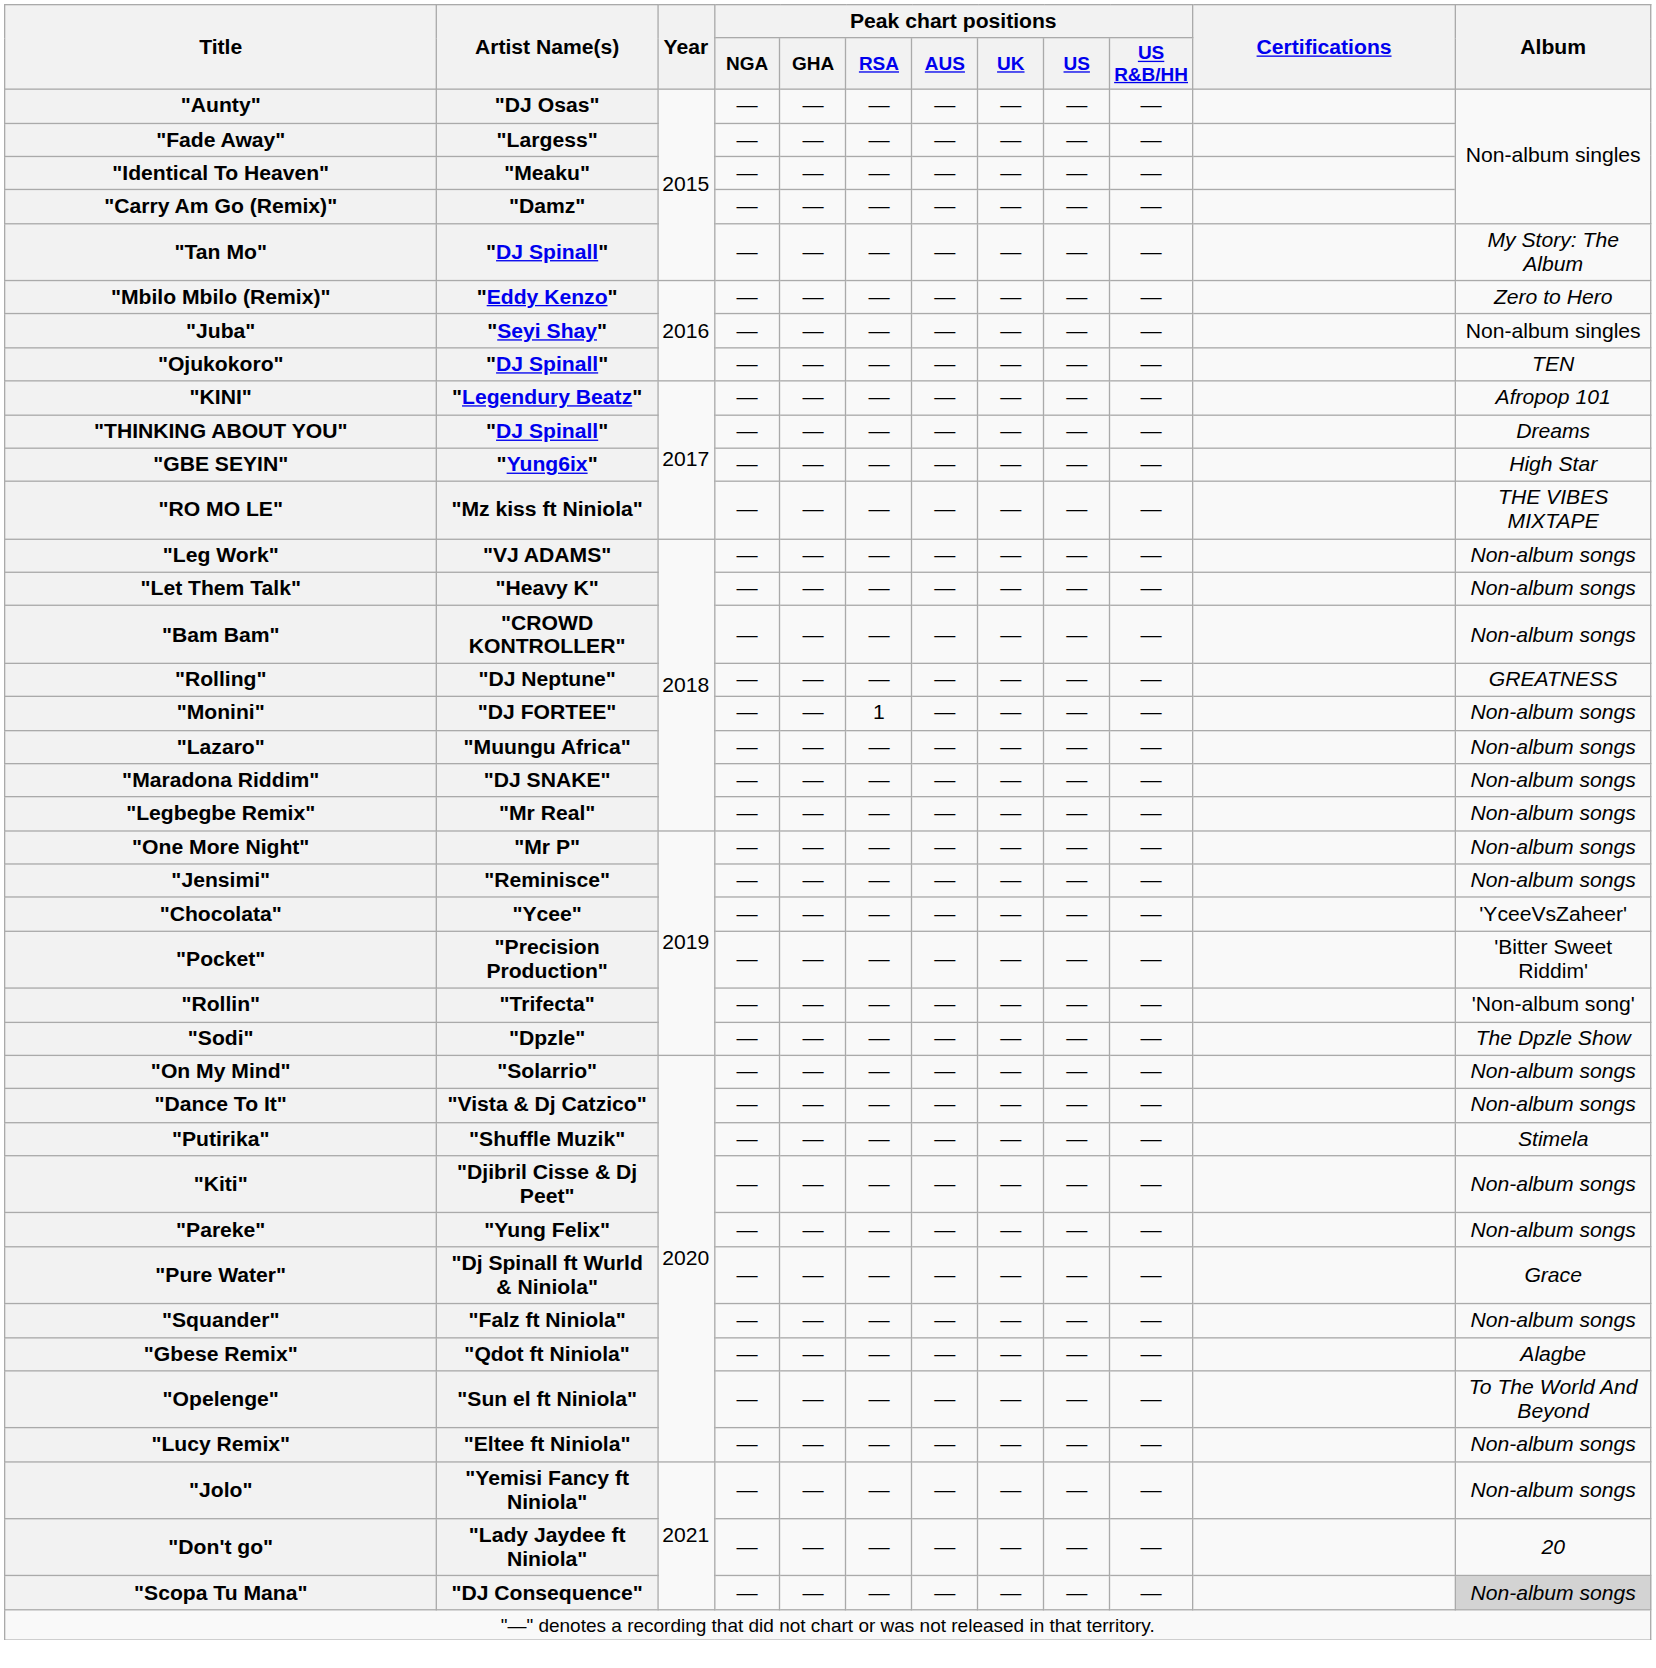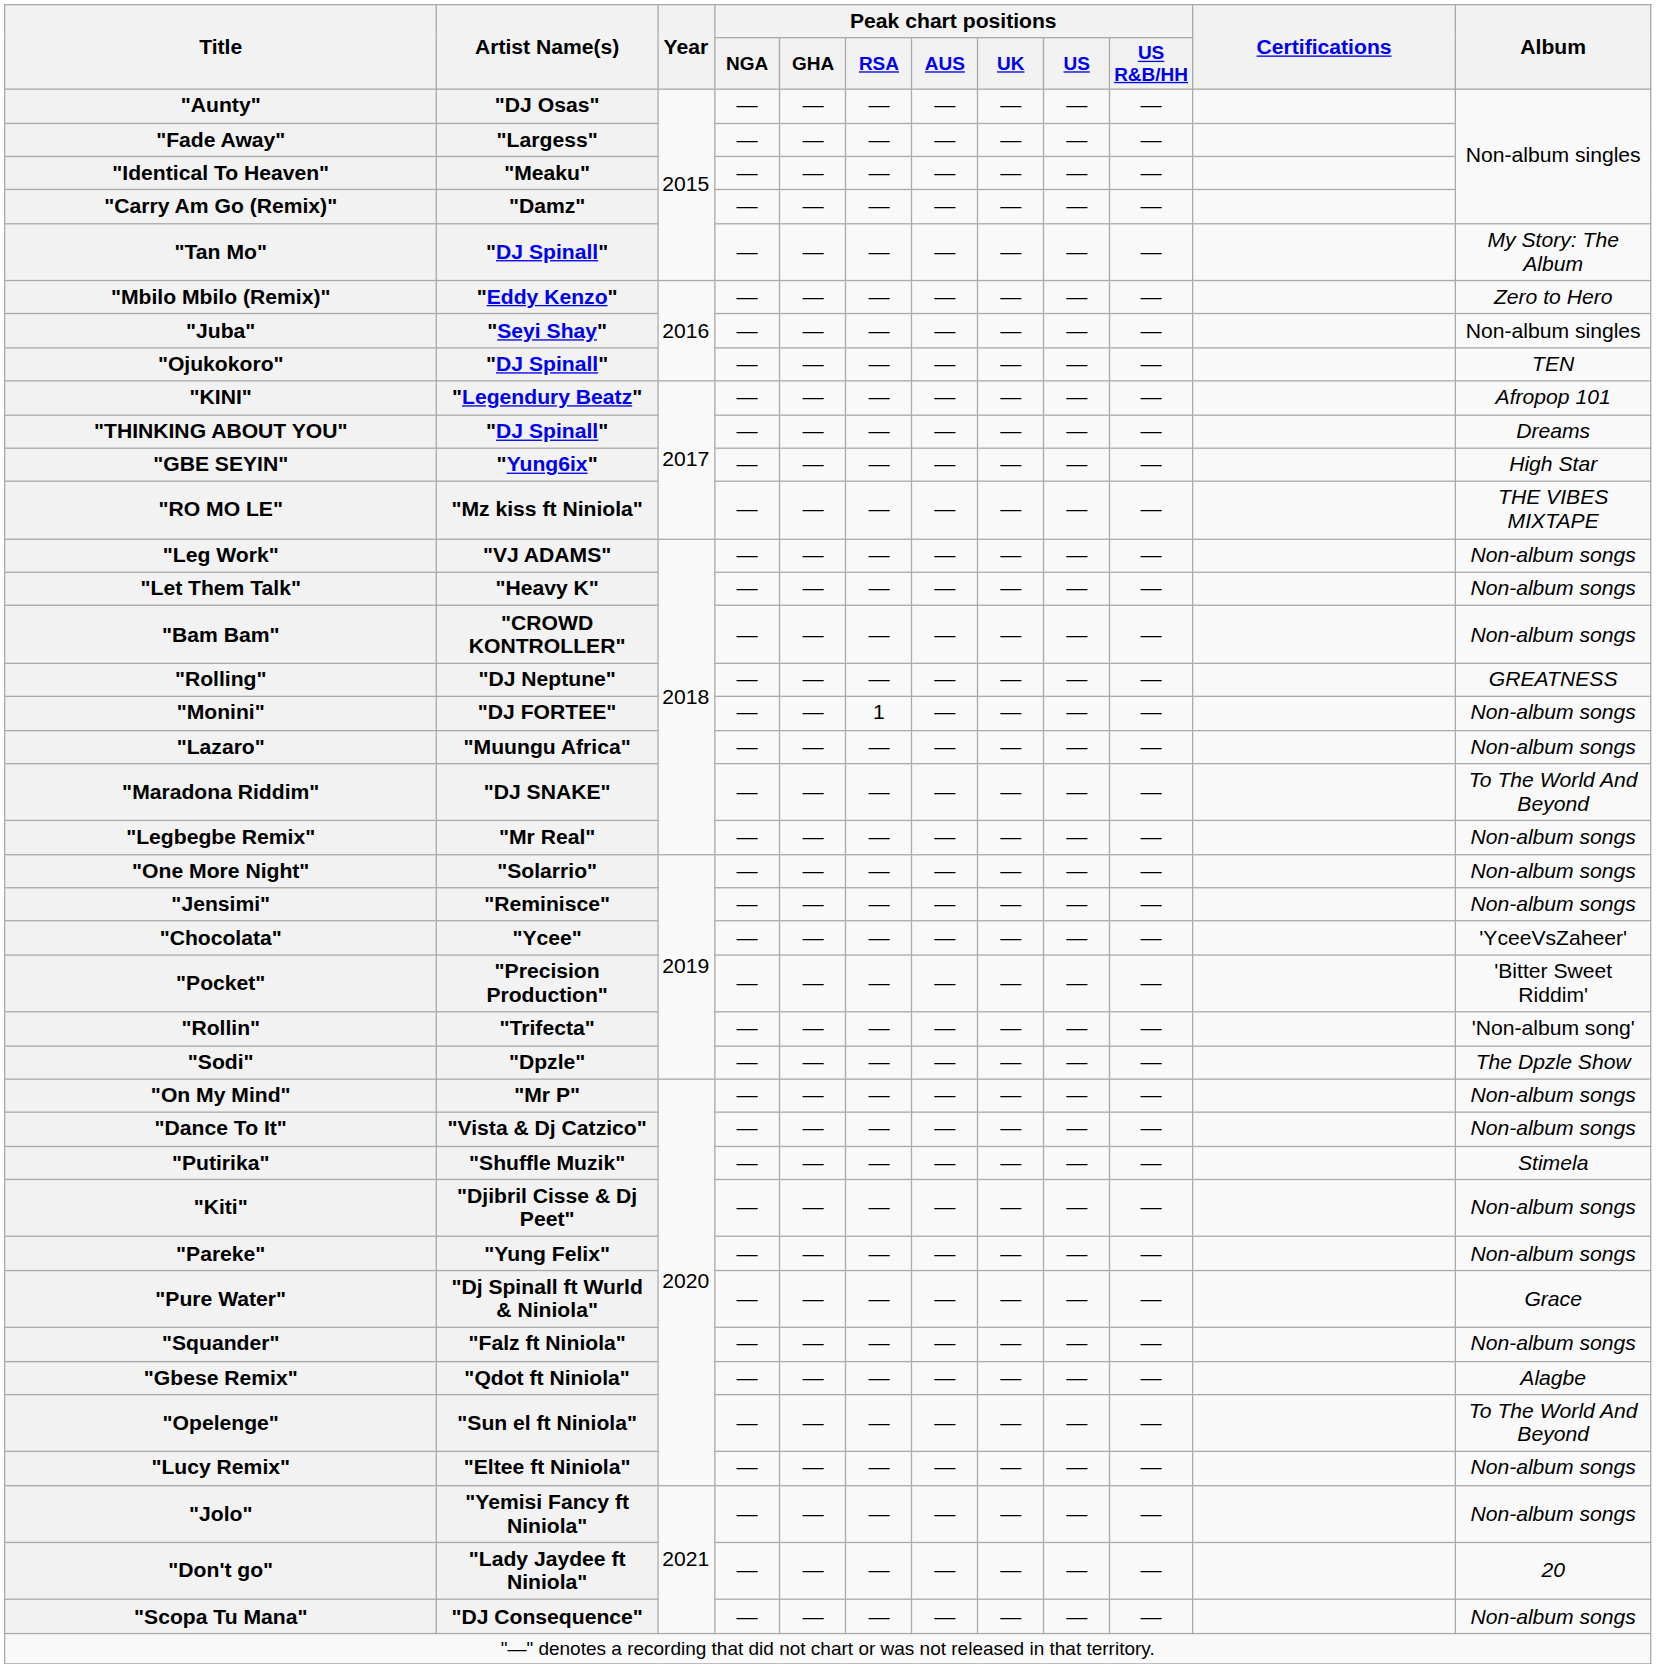(1553, 780) Non-album songs -> (1553, 791) To The World And Beyond
(547, 847) "Mr P" -> (547, 870) "Solarrio"
(547, 1071) "Solarrio" -> (547, 1095) "Mr P"
(1553, 1592) lightgrey background -> (1553, 1616) no background
